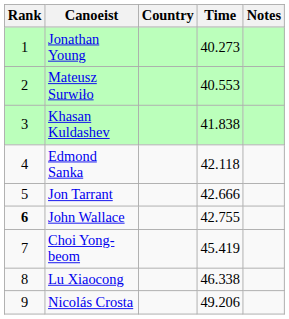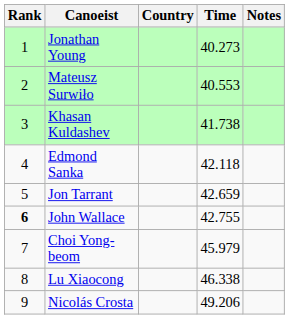(220, 124) 41.838 -> (220, 124) 41.738
(220, 194) 42.666 -> (220, 194) 42.659
(220, 248) 45.419 -> (220, 248) 45.979
